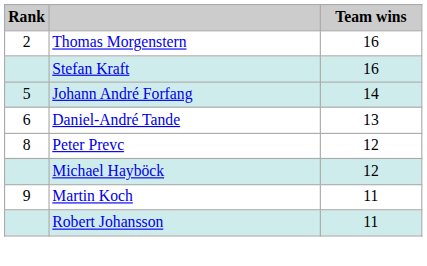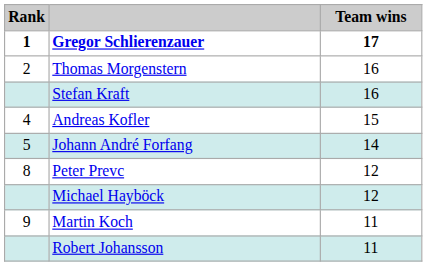+ row: (128, 42)
+ row: (101, 119)
- row: (116, 119)
